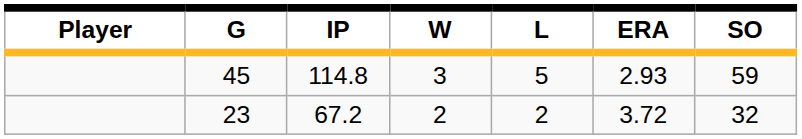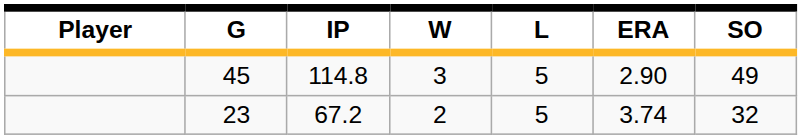(643, 75) 2.93 -> (643, 75) 2.90
(745, 75) 59 -> (745, 75) 49
(542, 114) 2 -> (542, 114) 5
(643, 114) 3.72 -> (643, 114) 3.74
